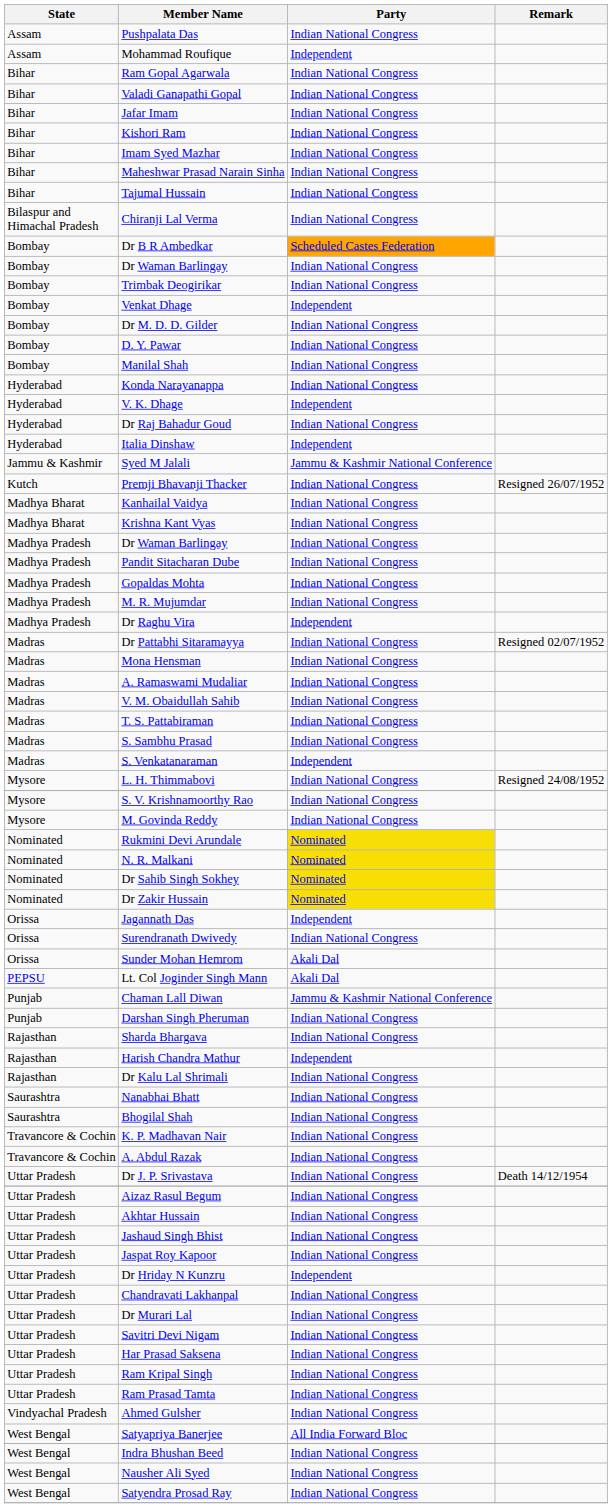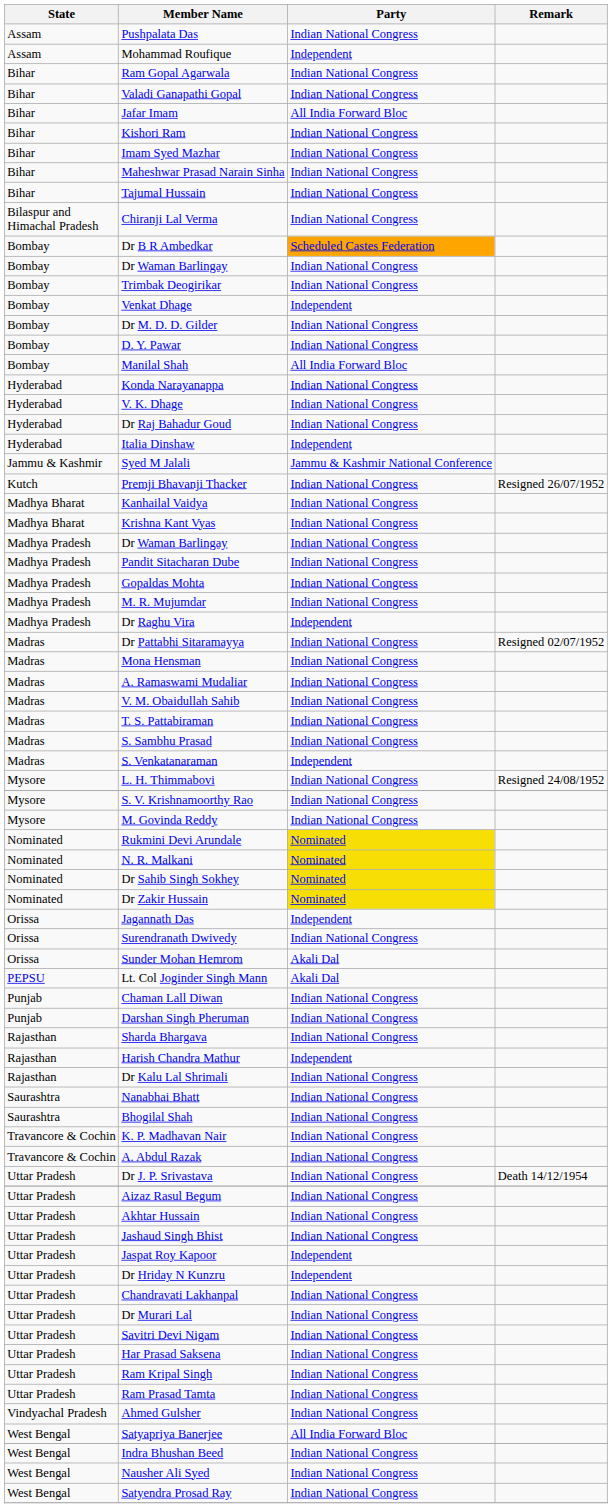(354, 113) Indian National Congress -> (349, 113) All India Forward Bloc
(354, 364) Indian National Congress -> (349, 364) All India Forward Bloc
(321, 404) Independent -> (354, 404) Indian National Congress
(391, 998) Jammu & Kashmir National Conference -> (354, 998) Indian National Congress
(354, 1255) Indian National Congress -> (321, 1255) Independent
